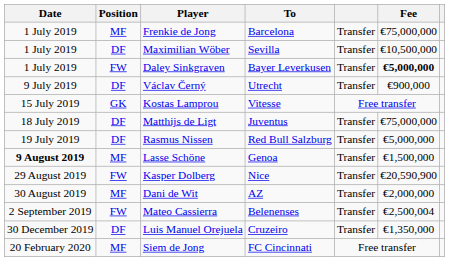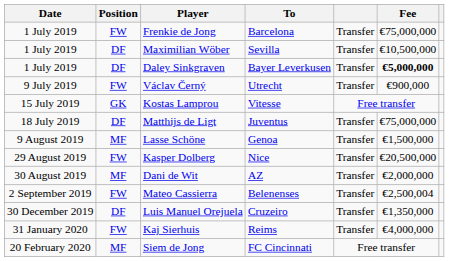(118, 31) MF -> (118, 31) FW
(118, 67) FW -> (118, 67) DF
(118, 85) DF -> (118, 85) FW
- row: (178, 139)
(50, 157) bold -> (50, 139) normal
(409, 175) €20,590,900 -> (408, 157) €20,500,000
+ row: (171, 229)
